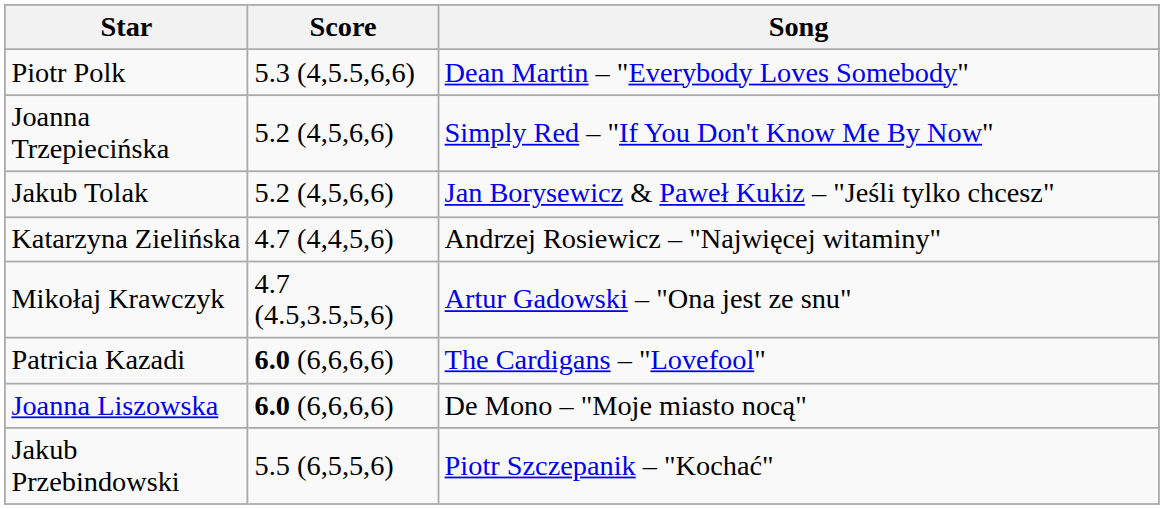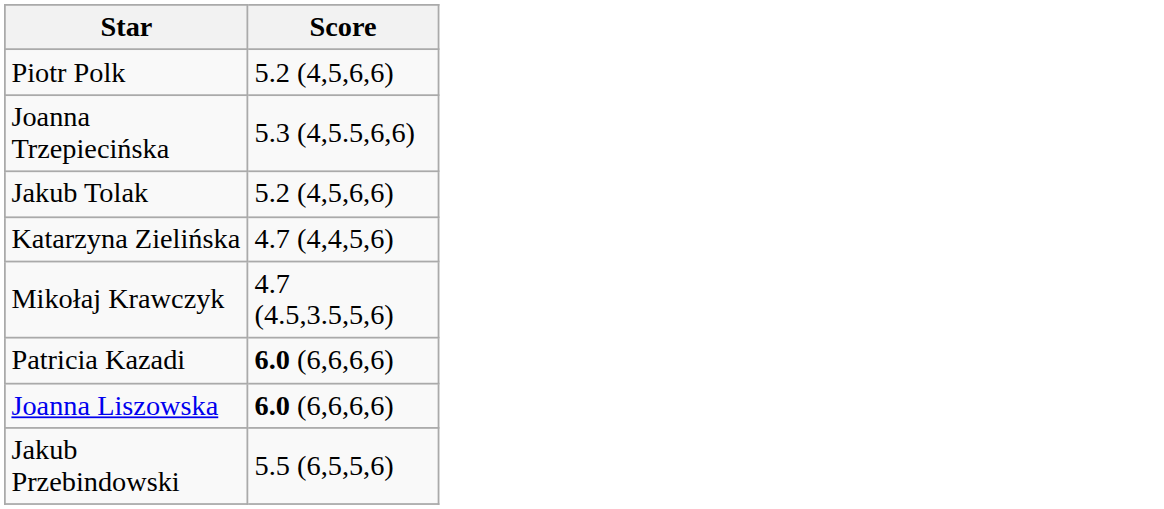- column: (799, 26)
(335, 71) 5.3 (4,5.5,6,6) -> (324, 71) 5.2 (4,5,6,6)
(324, 132) 5.2 (4,5,6,6) -> (335, 132) 5.3 (4,5.5,6,6)
